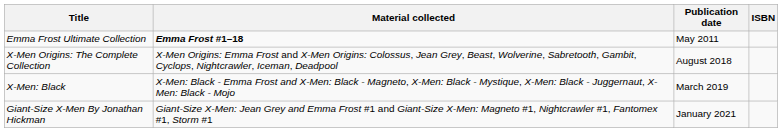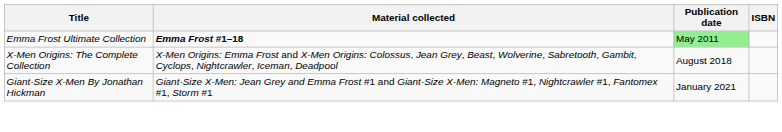(697, 39) no background -> (697, 39) lightgreen background
- row: (36, 87)
